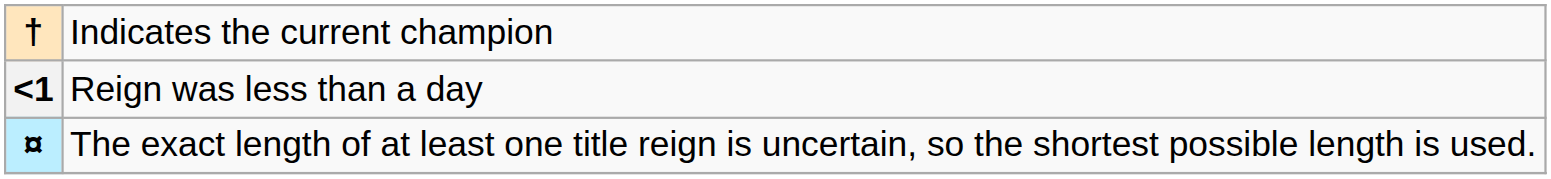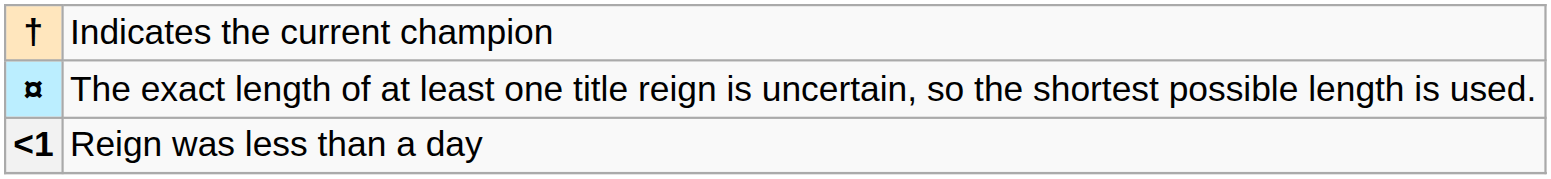rows swapped: (33, 144) <-> (33, 88)
